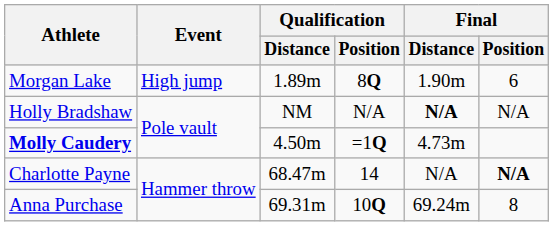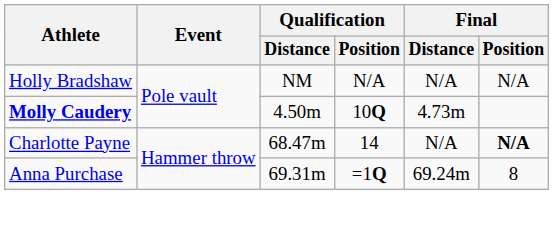- row: (60, 80)
(441, 112) bold -> (441, 80) normal
(369, 143) =1Q -> (369, 112) 10Q
(369, 205) 10Q -> (369, 174) =1Q
